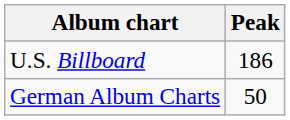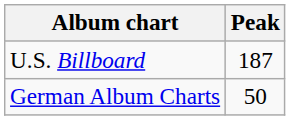(255, 59) 186 -> (255, 59) 187
